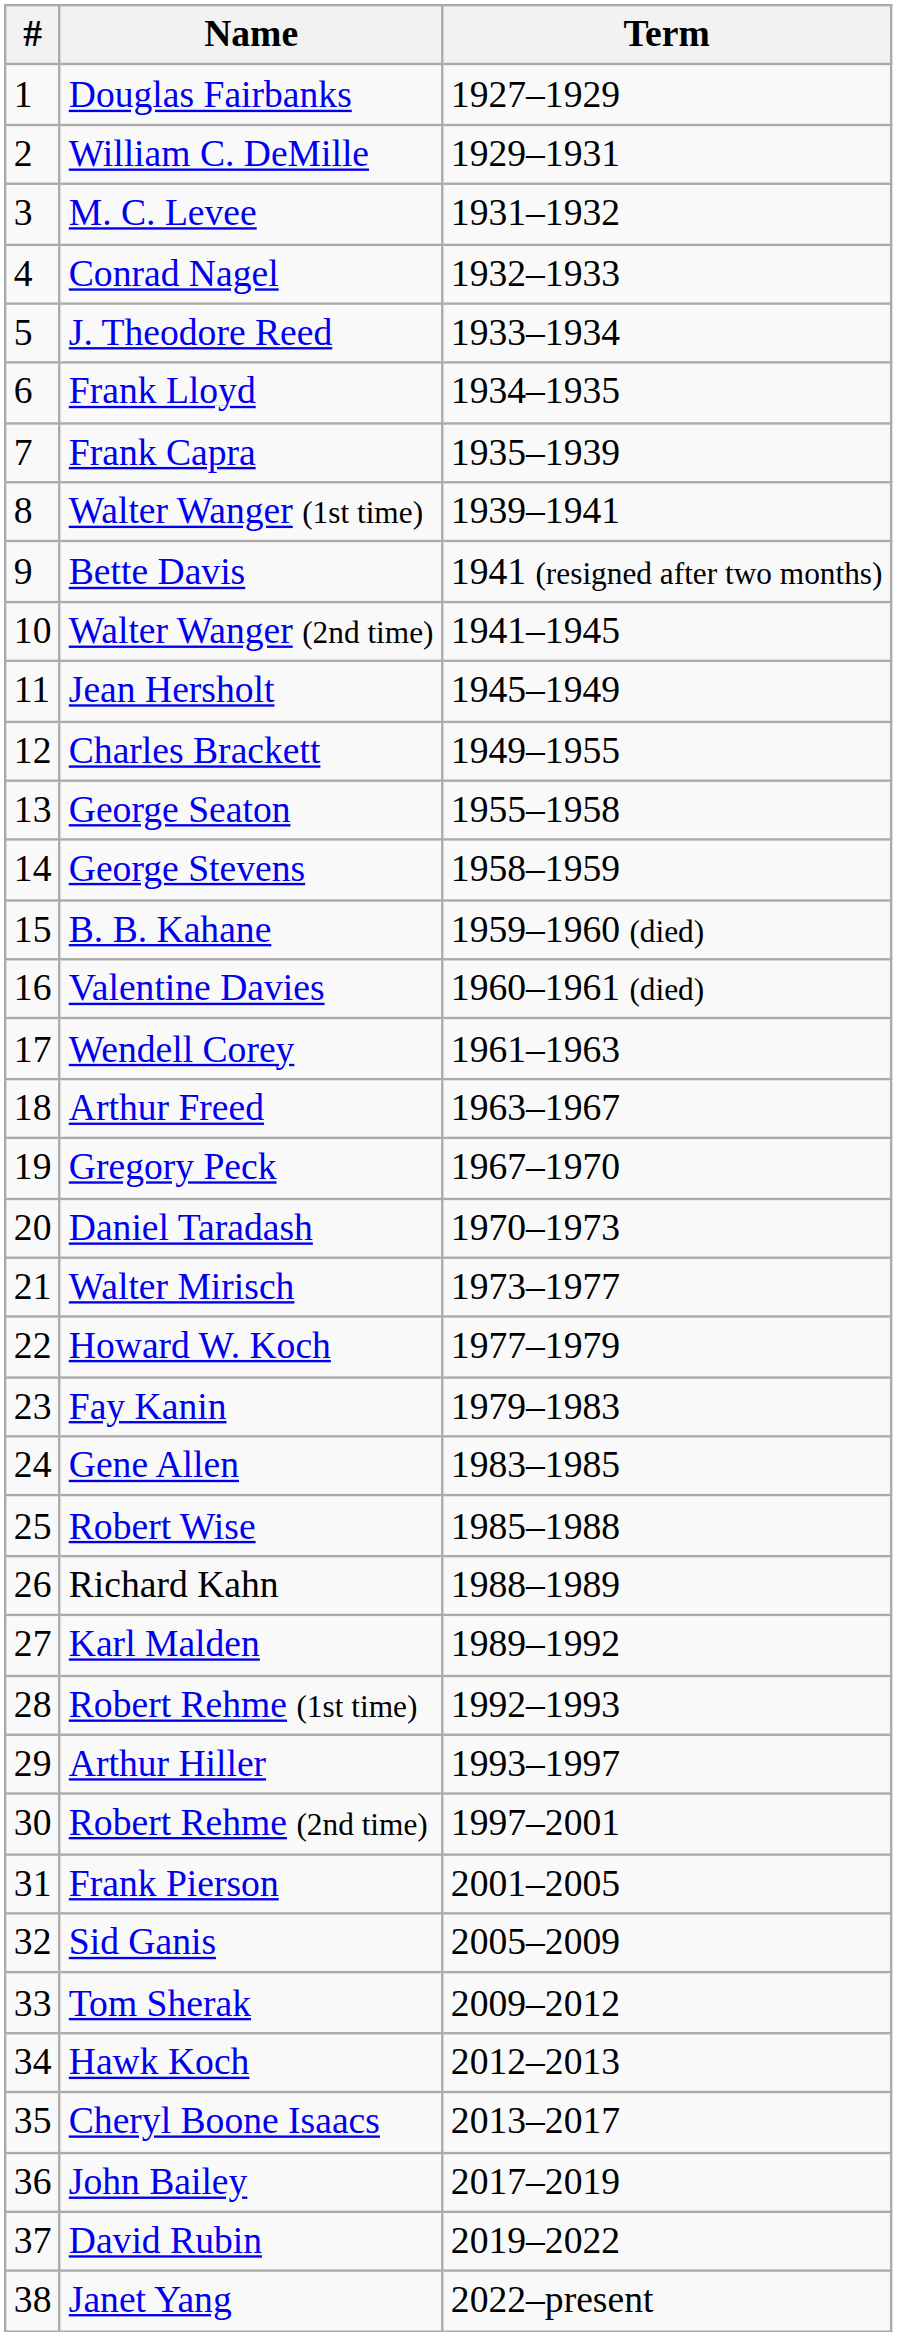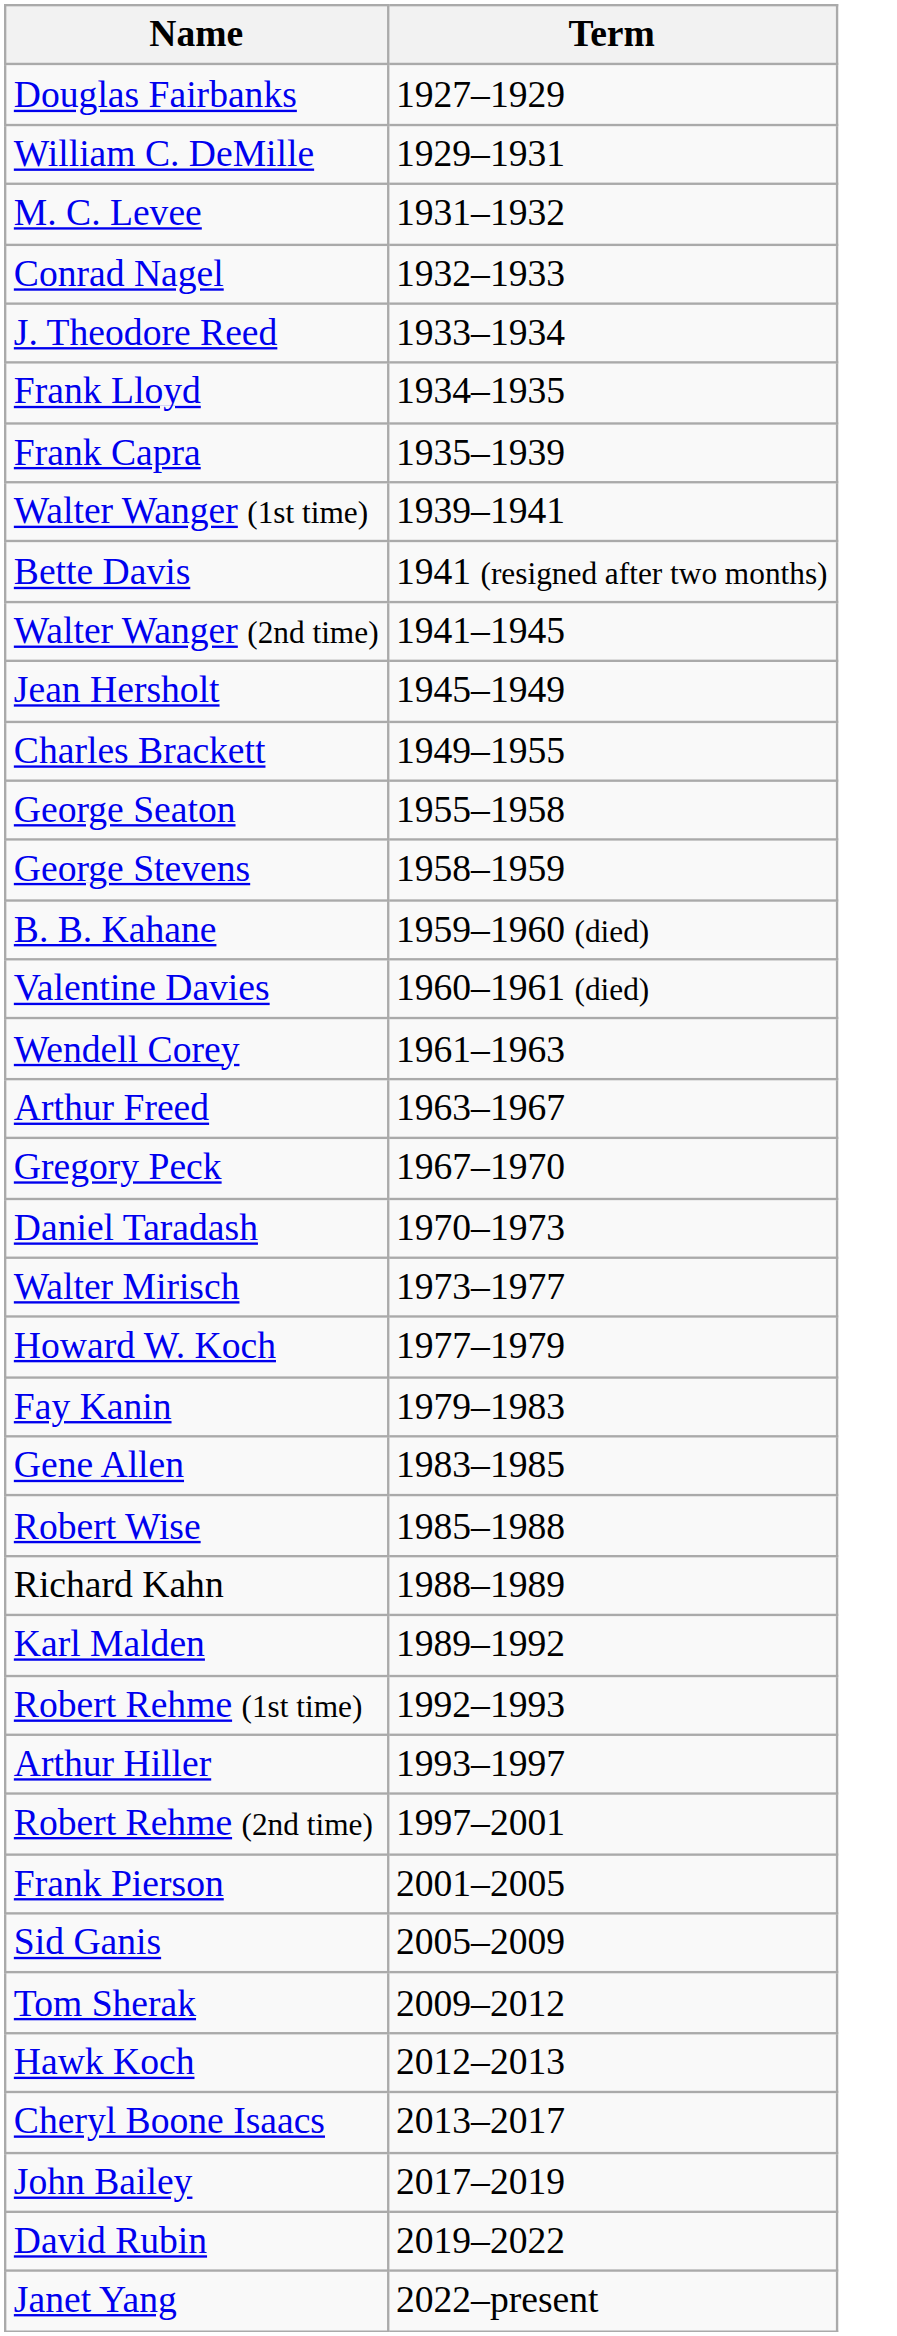- column: (33, 34)
